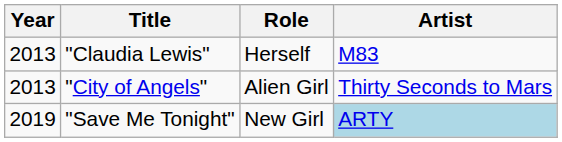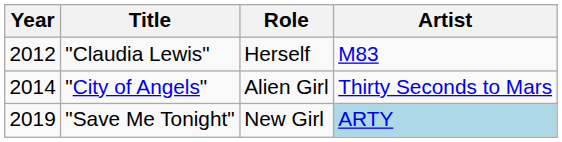(33, 53) 2013 -> (33, 53) 2012
(33, 86) 2013 -> (33, 86) 2014
